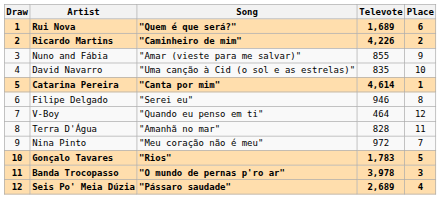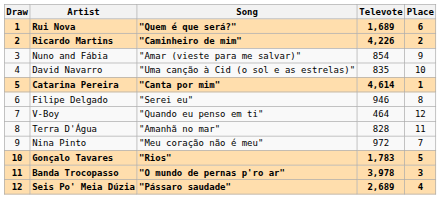(381, 56) 855 -> (381, 56) 854
